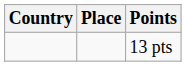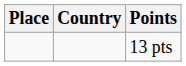columns swapped: (101, 18) <-> (41, 18)
